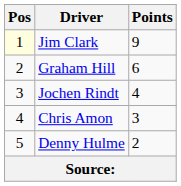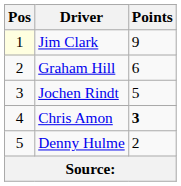(136, 93) 4 -> (136, 93) 5
(136, 118) normal -> (136, 118) bold
